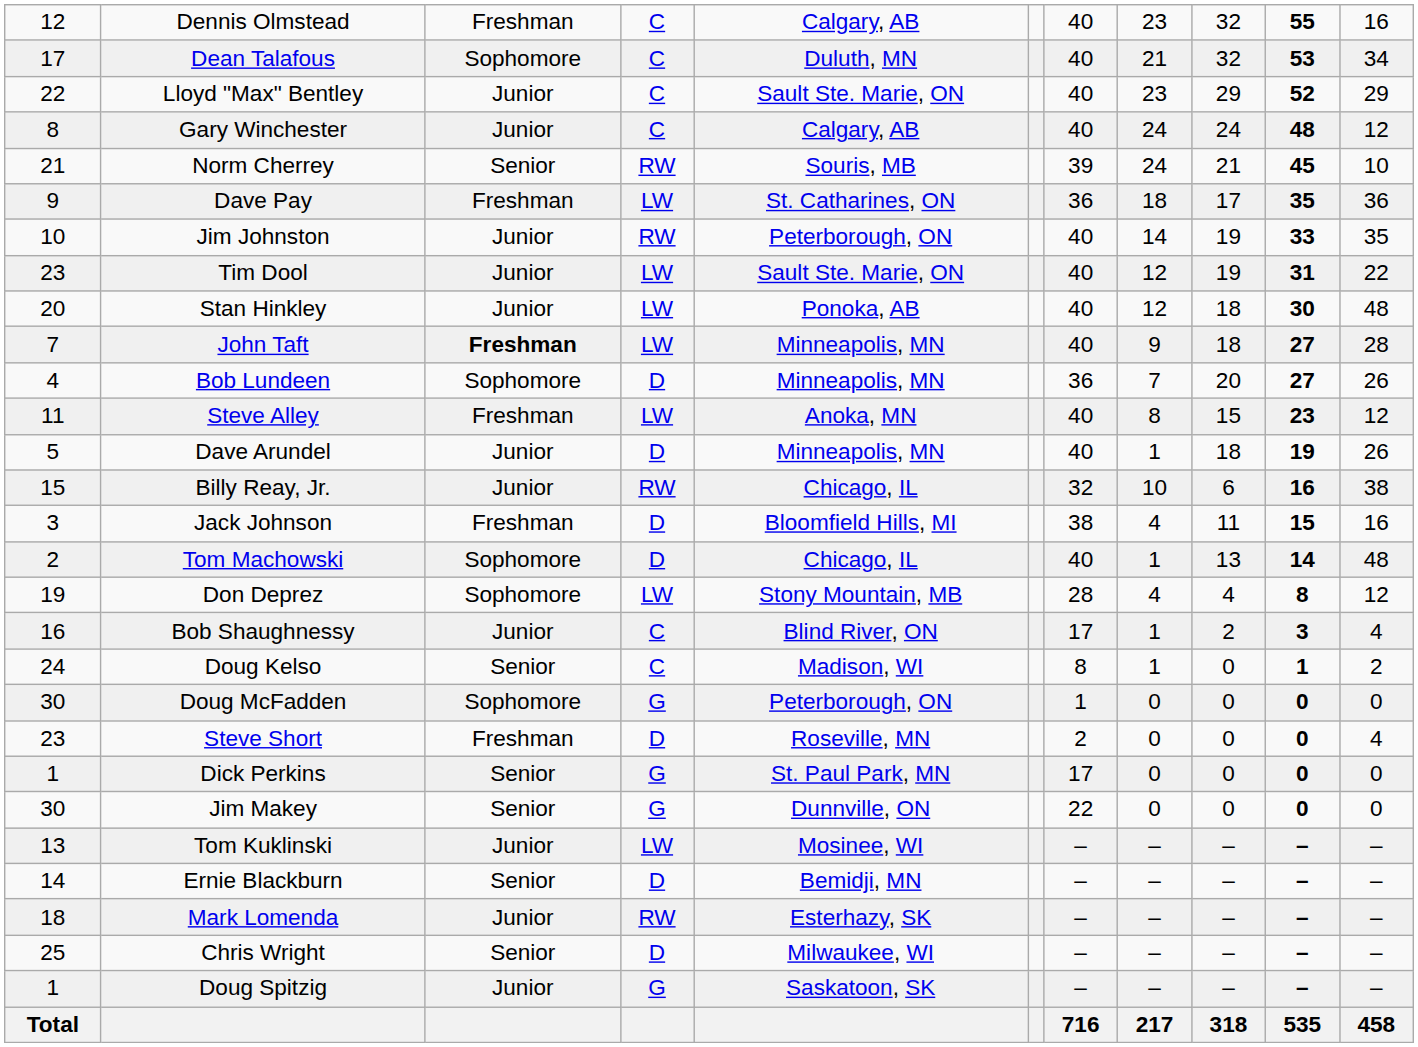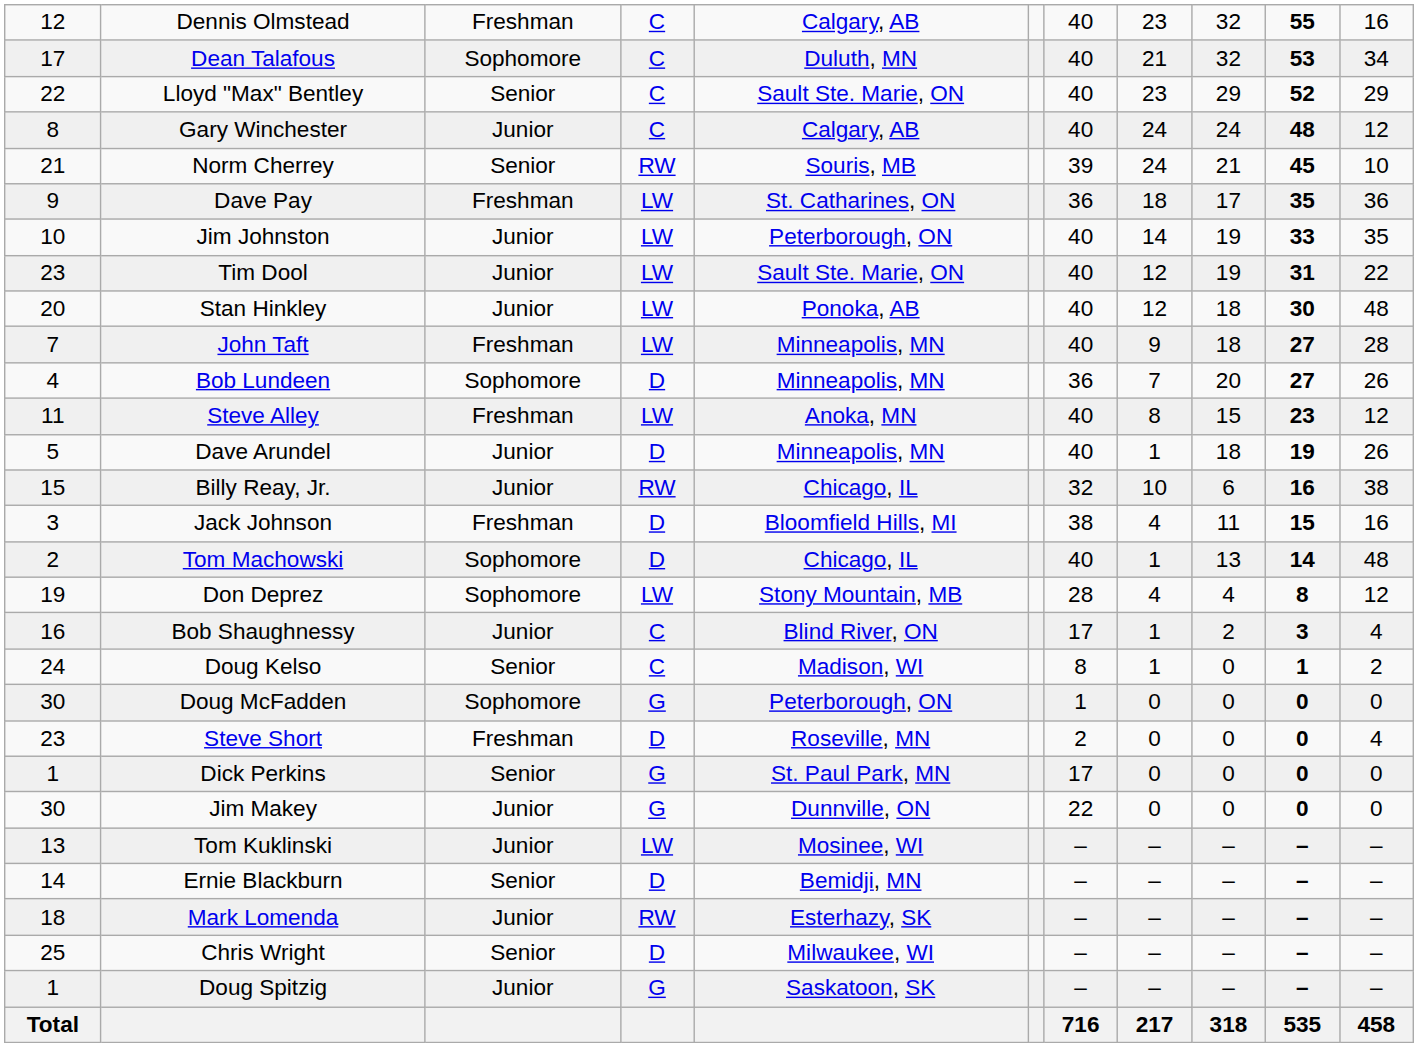(523, 93) Junior -> (523, 93) Senior
(657, 237) RW -> (657, 237) LW
(523, 344) bold -> (523, 344) normal
(523, 809) Senior -> (523, 809) Junior
